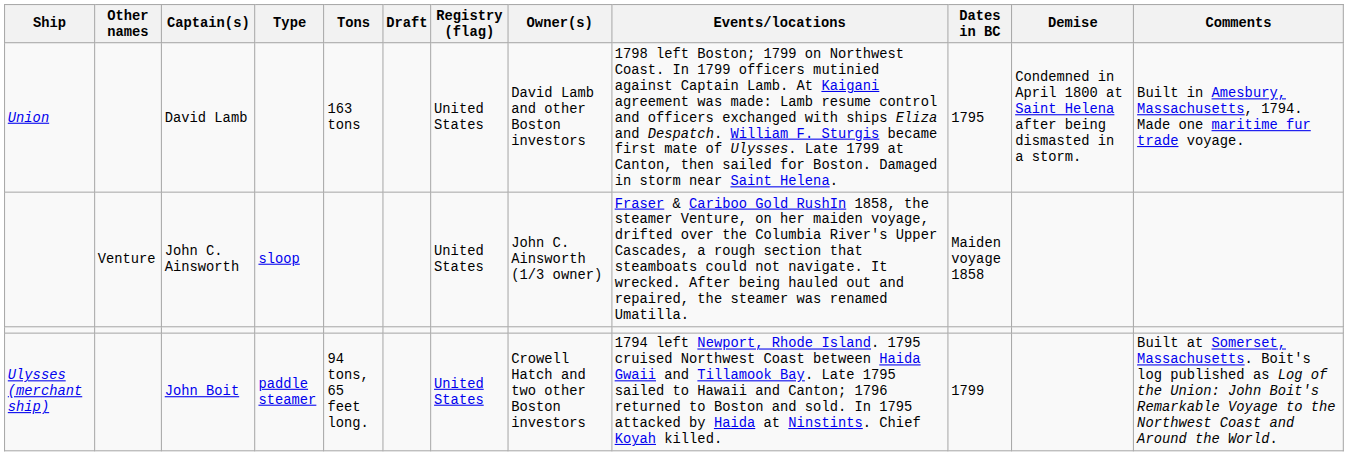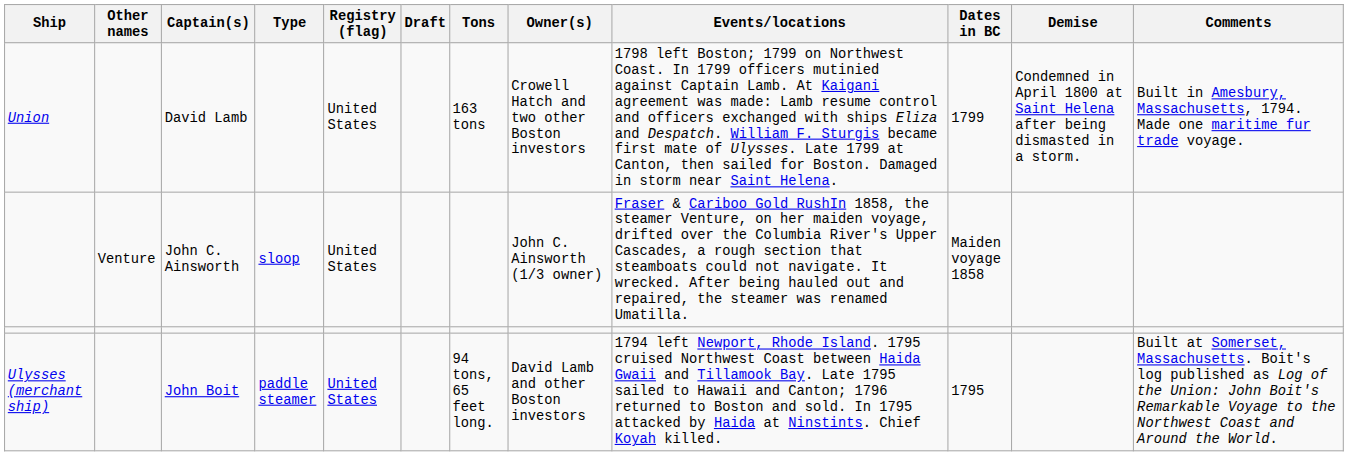columns swapped: (353, 24) <-> (469, 24)
(553, 118) David Lamb and other Boston investors -> (548, 118) Crowell Hatch and two other Boston investors
(968, 118) 1795 -> (968, 118) 1799
(548, 392) Crowell Hatch and two other Boston investors -> (553, 392) David Lamb and other Boston investors
(968, 392) 1799 -> (968, 392) 1795
